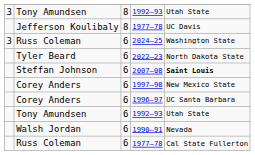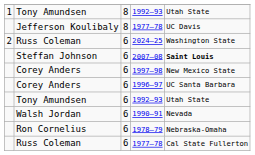(9, 12) 3 -> (9, 12) 1
(9, 41) 3 -> (9, 41) 2
- row: (126, 56)
+ row: (126, 129)
